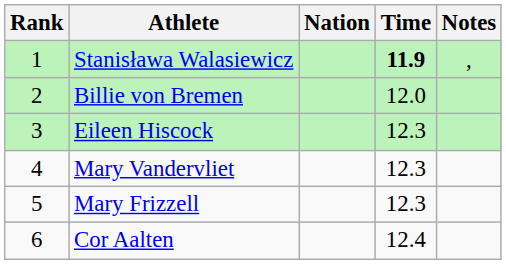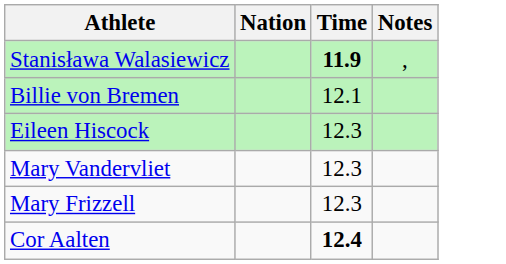- column: (37, 22)
(406, 95) 12.0 -> (342, 95) 12.1
(406, 240) normal -> (342, 240) bold
